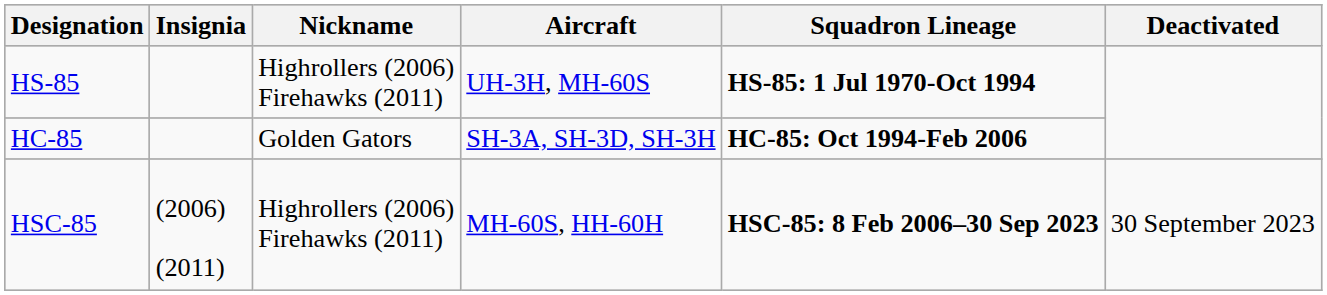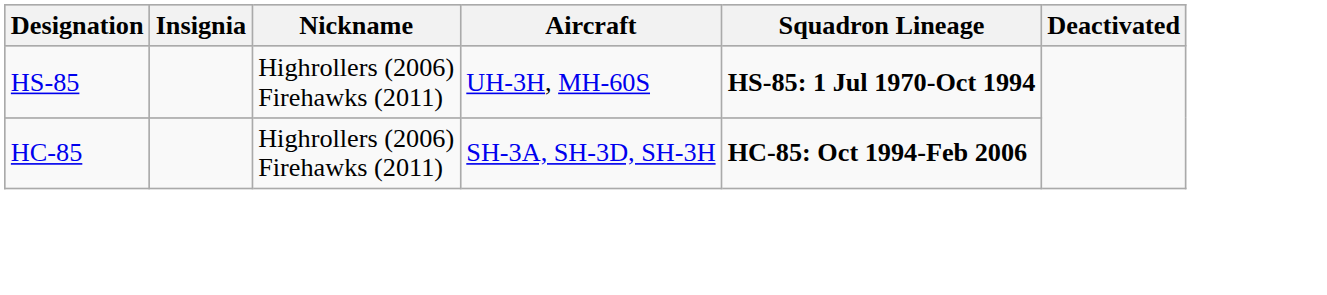(335, 138) Golden Gators -> (356, 152) Highrollers (2006) Firehawks (2011)
- row: (54, 223)
